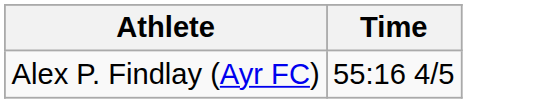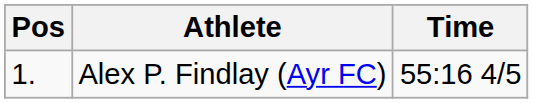+ column: (38, 27)
